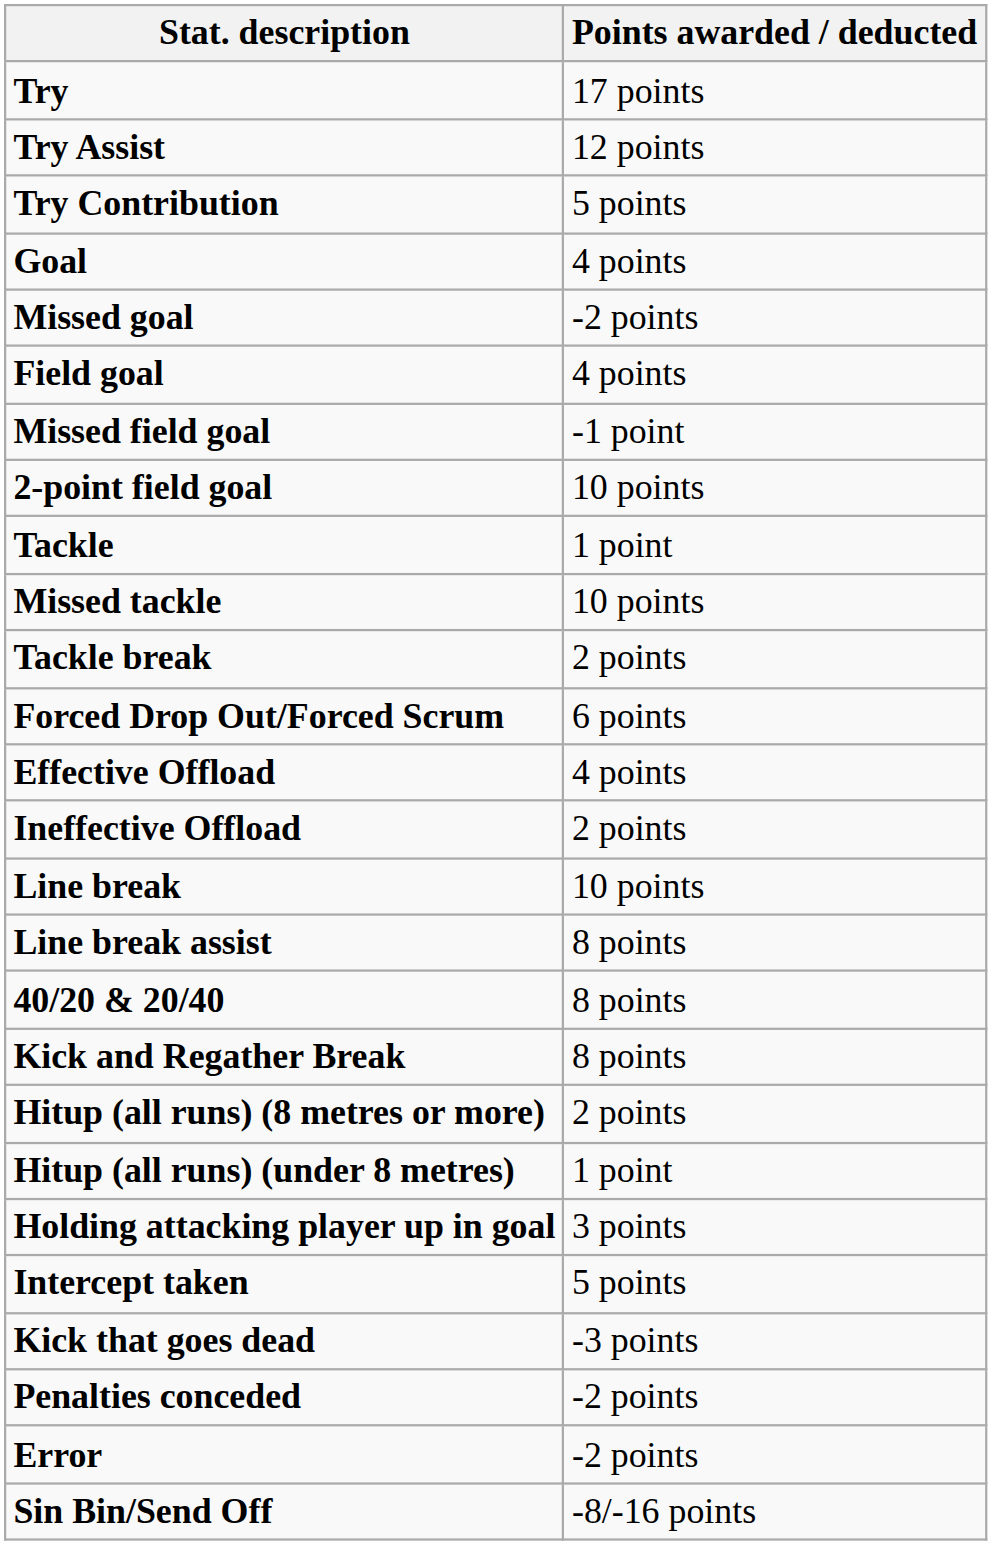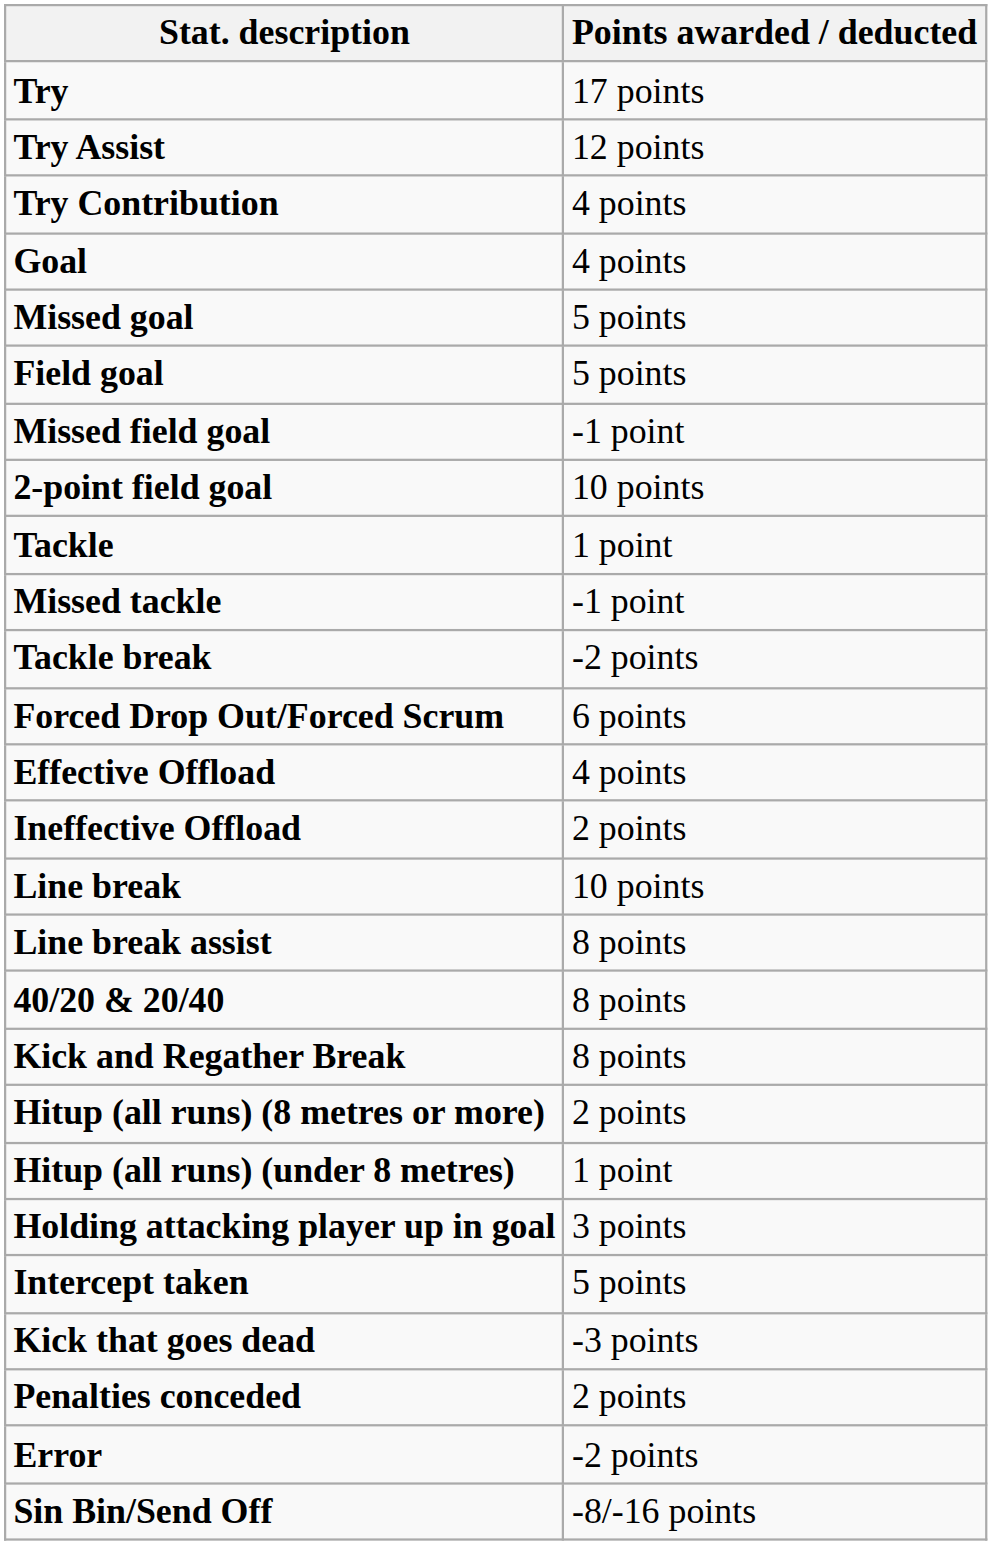(629, 203) 5 points -> (629, 203) 4 points
(635, 317) -2 points -> (629, 317) 5 points
(629, 373) 4 points -> (629, 373) 5 points
(638, 601) 10 points -> (628, 601) -1 point
(629, 658) 2 points -> (635, 658) -2 points
(635, 1397) -2 points -> (629, 1397) 2 points
